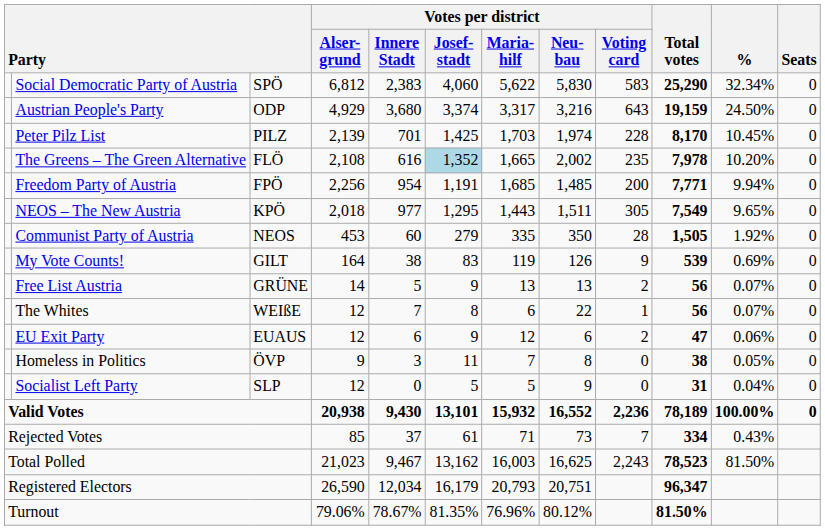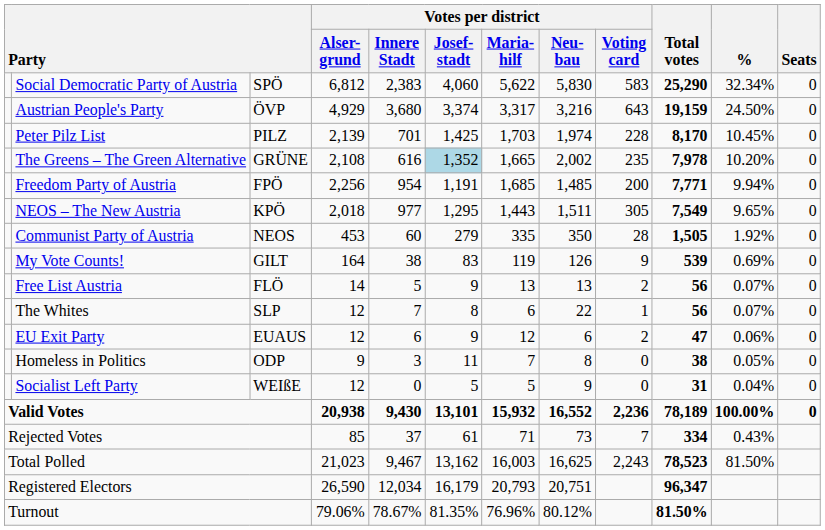(269, 110) ODP -> (269, 110) ÖVP
(268, 160) FLÖ -> (281, 160) GRÜNE
(281, 286) GRÜNE -> (268, 286) FLÖ
(277, 311) WEIßE -> (267, 311) SLP
(269, 361) ÖVP -> (269, 361) ODP
(267, 386) SLP -> (277, 386) WEIßE
